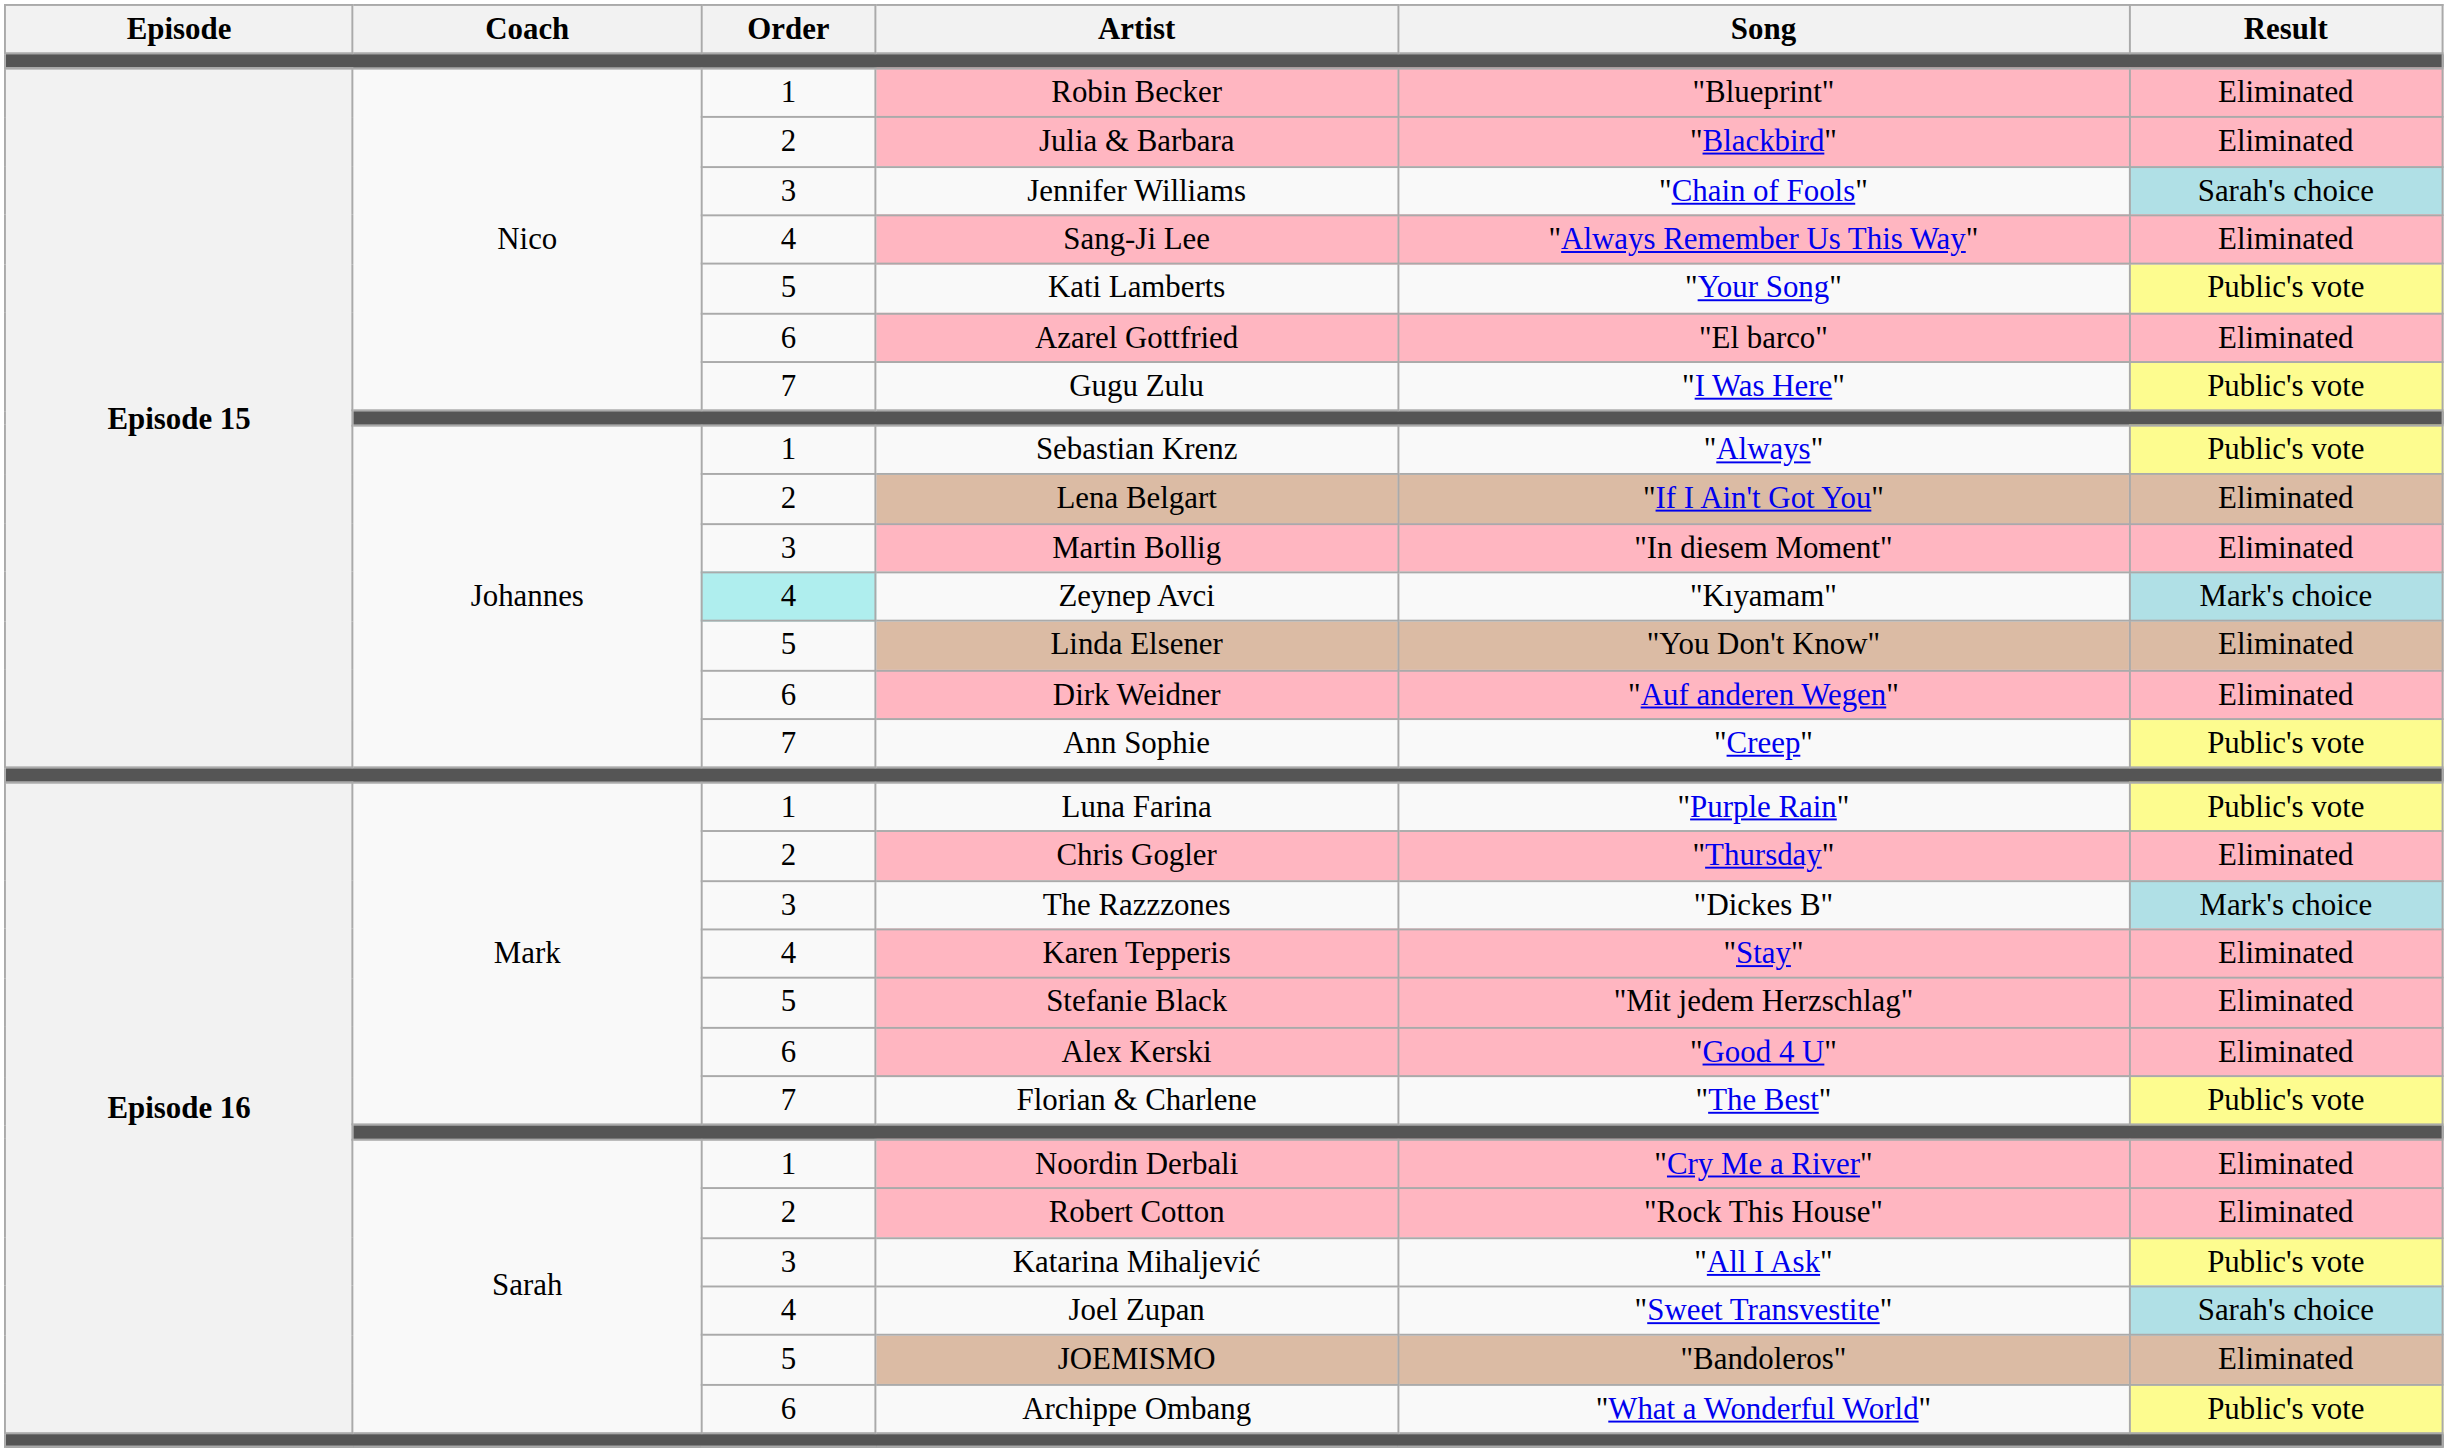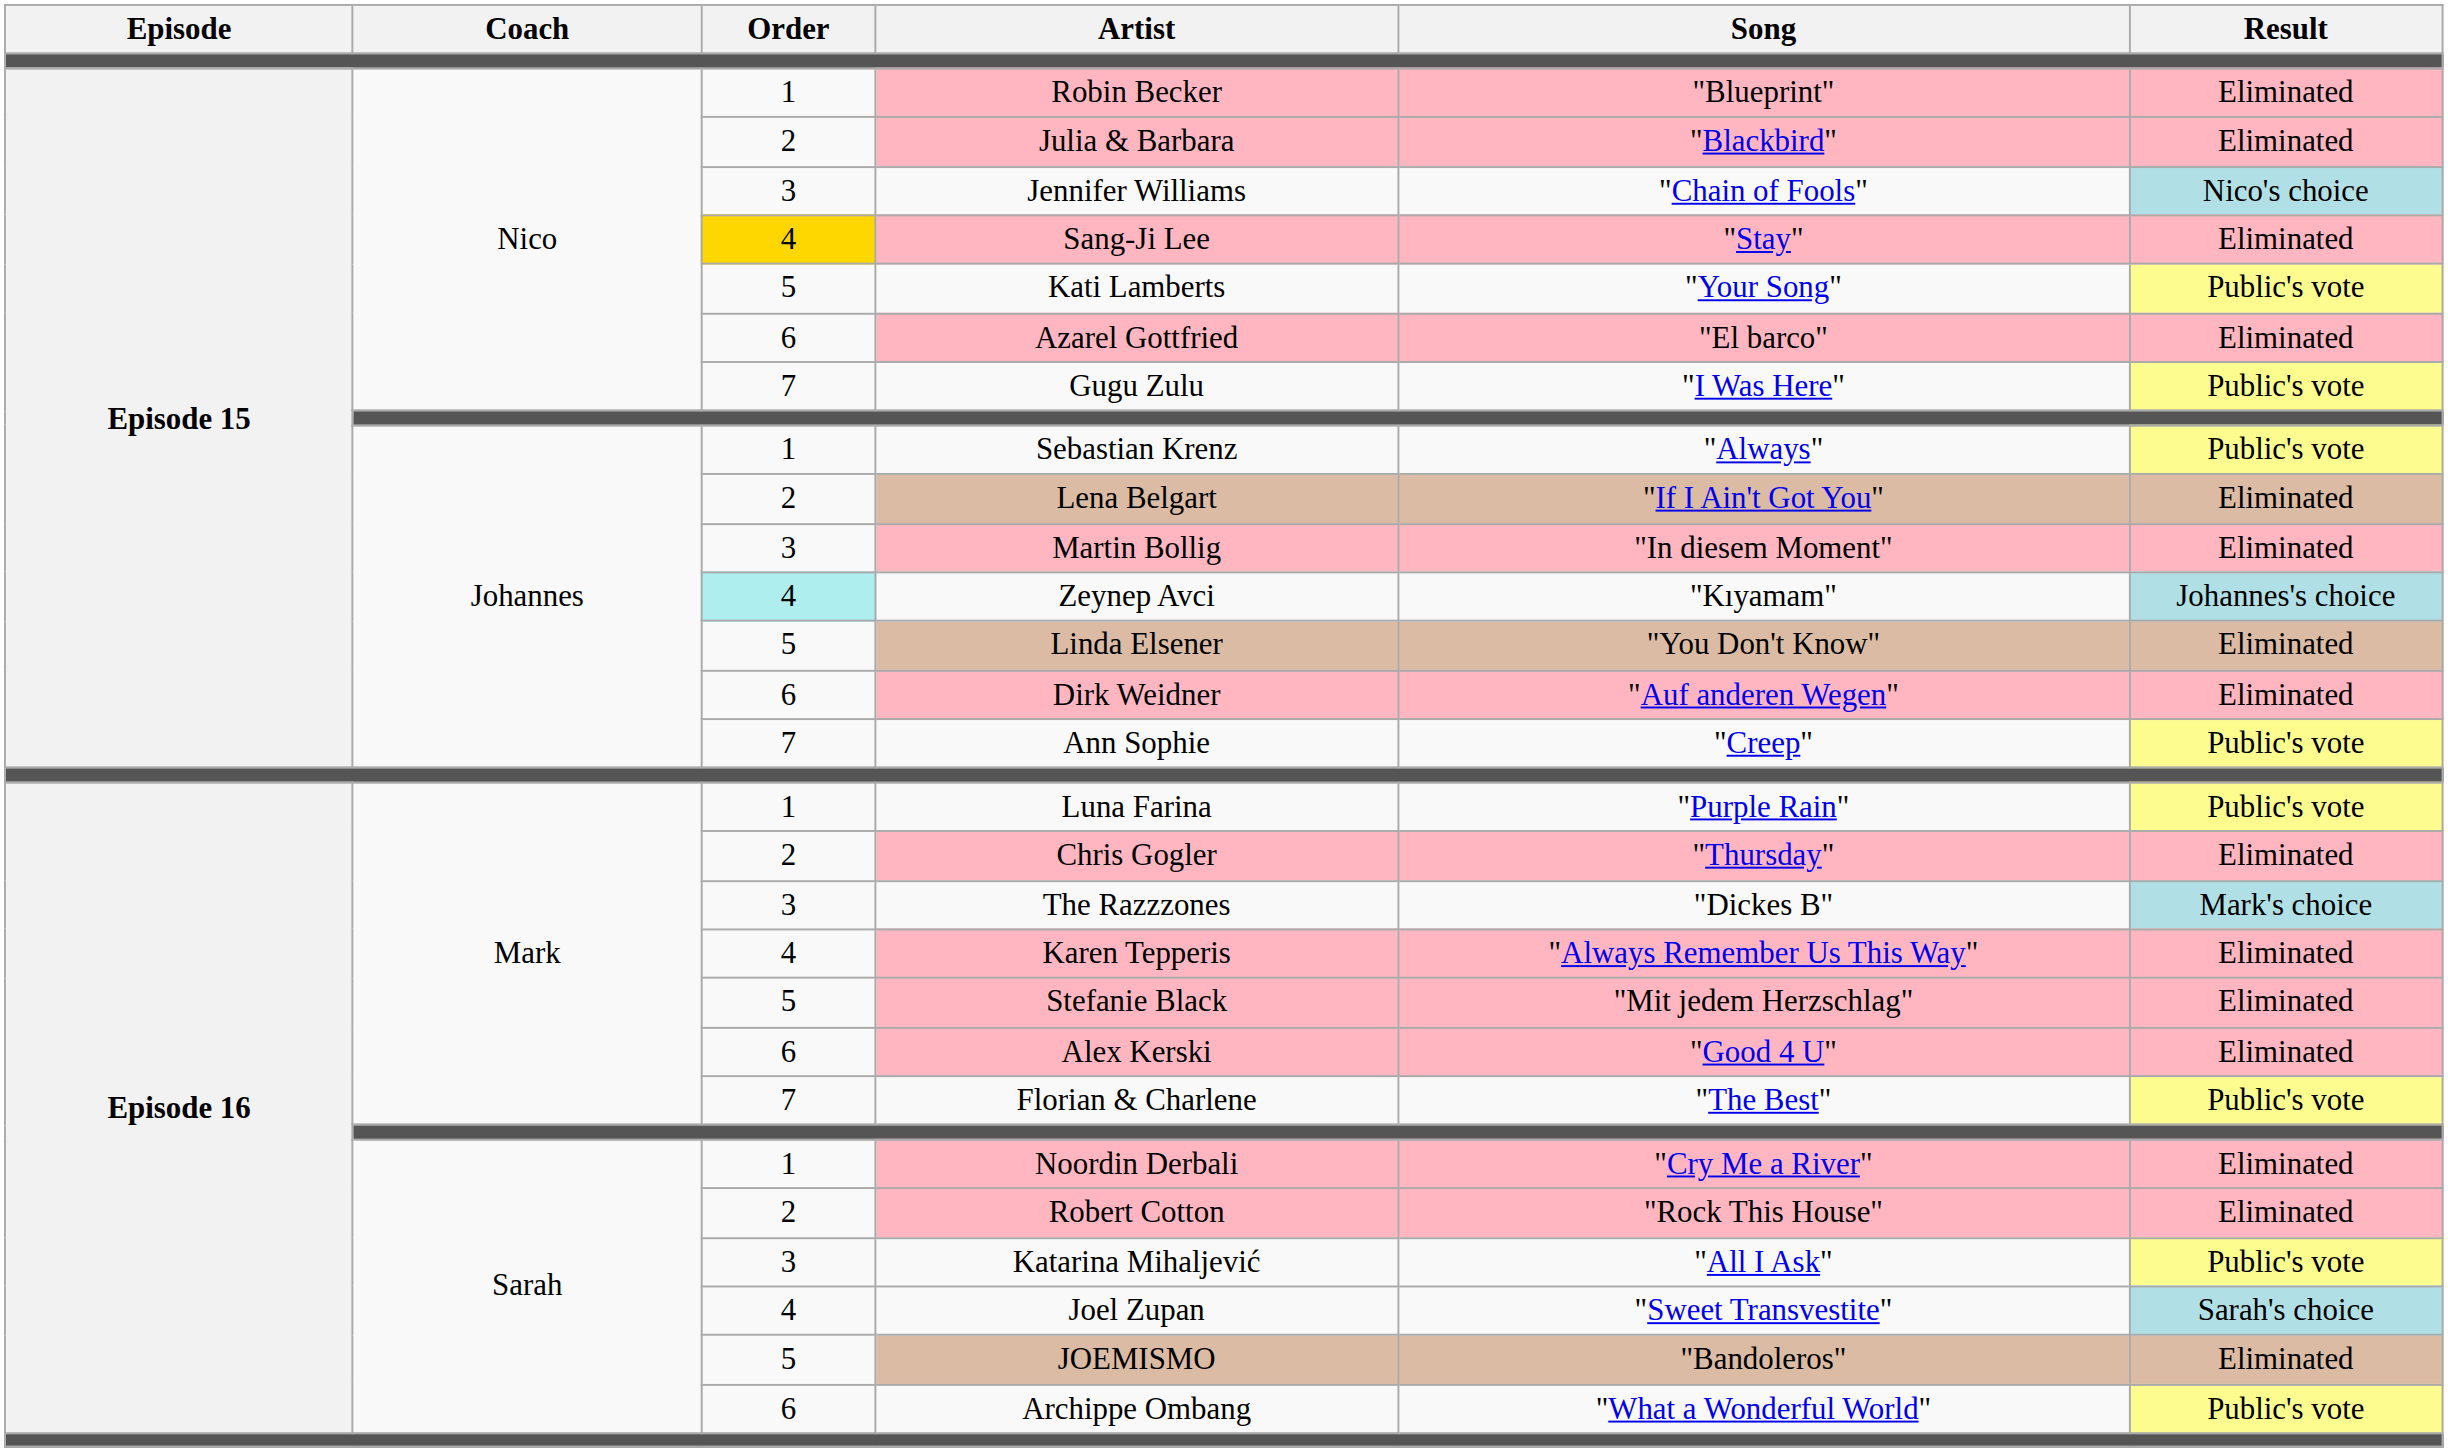(2286, 190) Sarah's choice -> (2286, 190) Nico's choice
(788, 239) no background -> (788, 239) gold background
(1763, 239) "Always Remember Us This Way" -> (1763, 239) "Stay"
(2286, 596) Mark's choice -> (2286, 596) Johannes's choice
(1763, 953) "Stay" -> (1763, 953) "Always Remember Us This Way"
